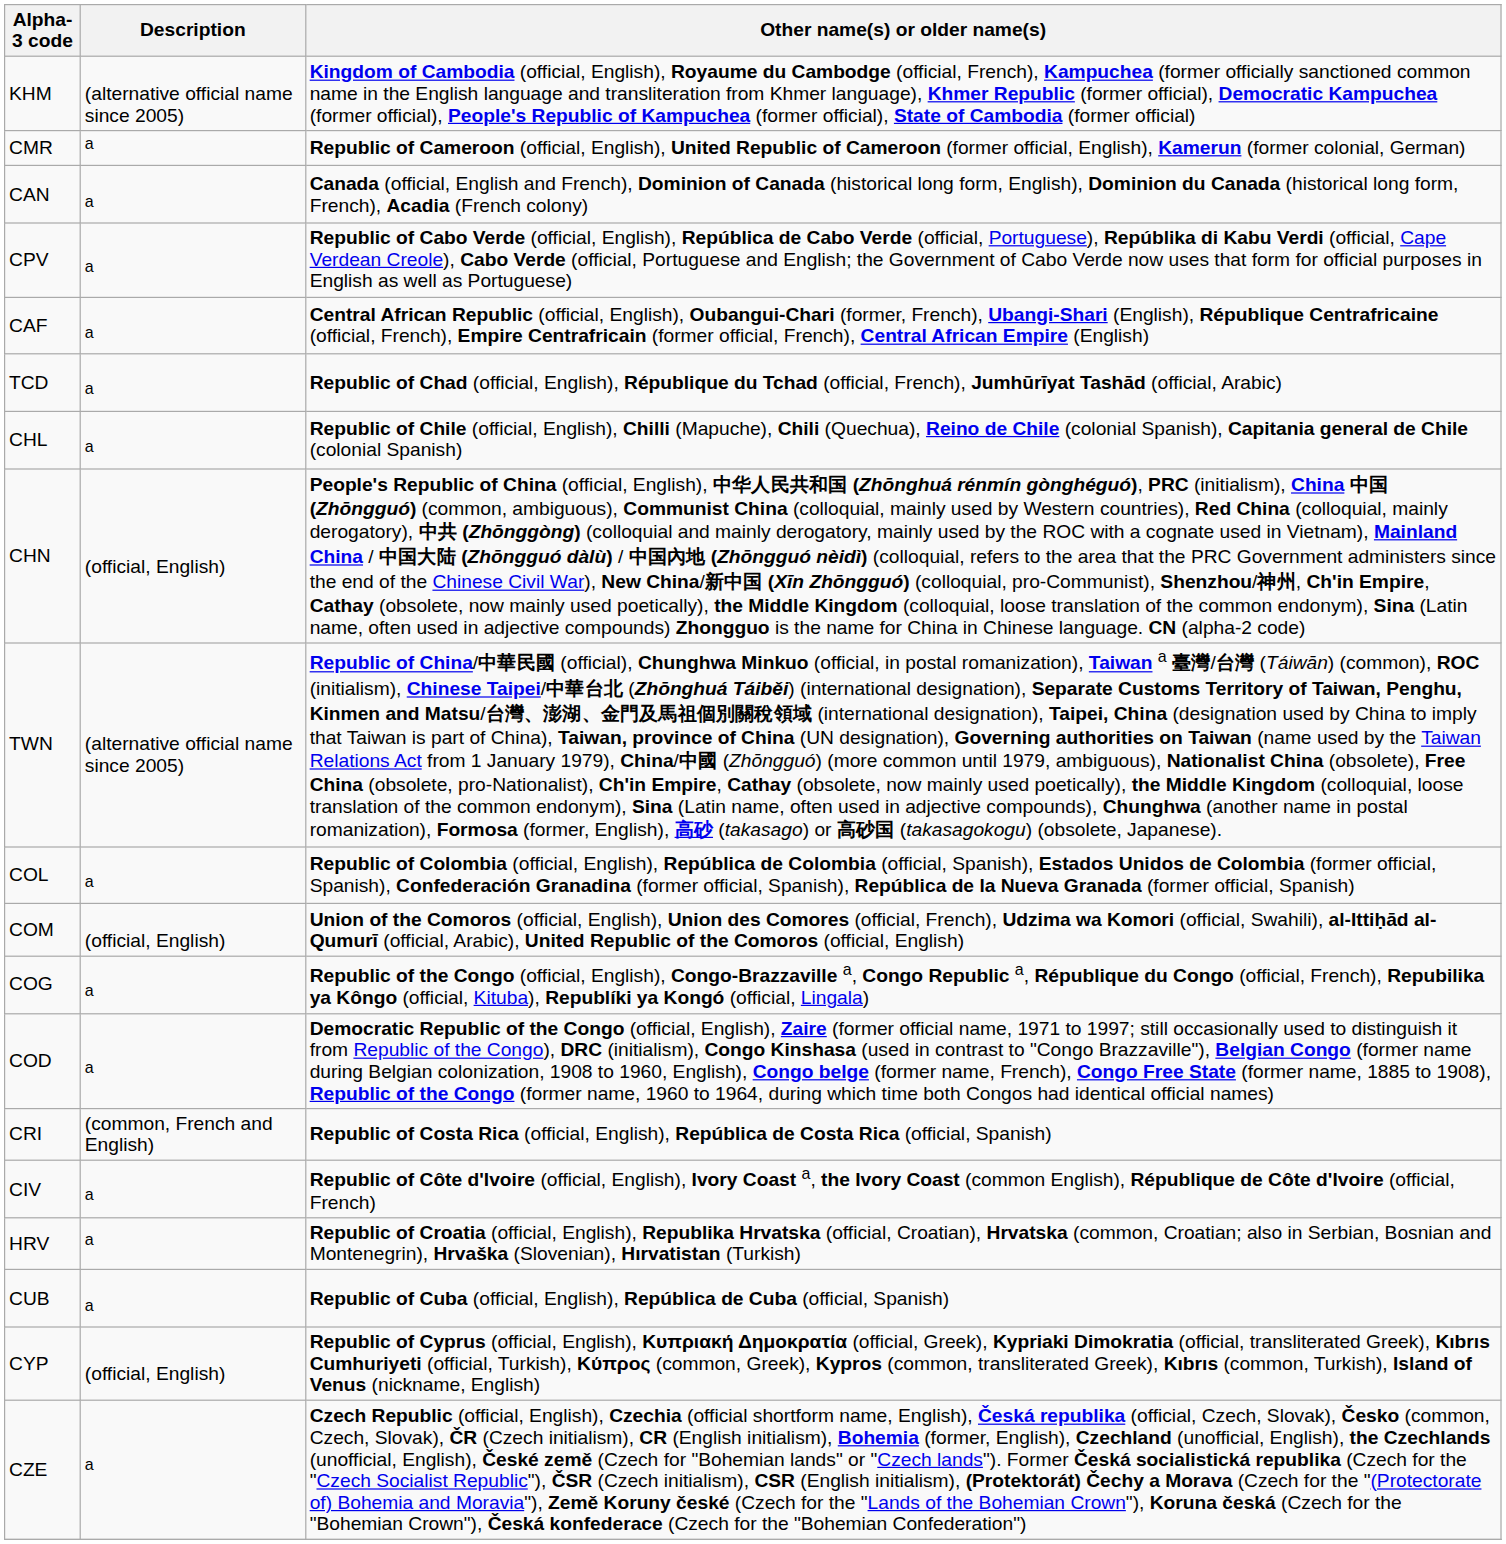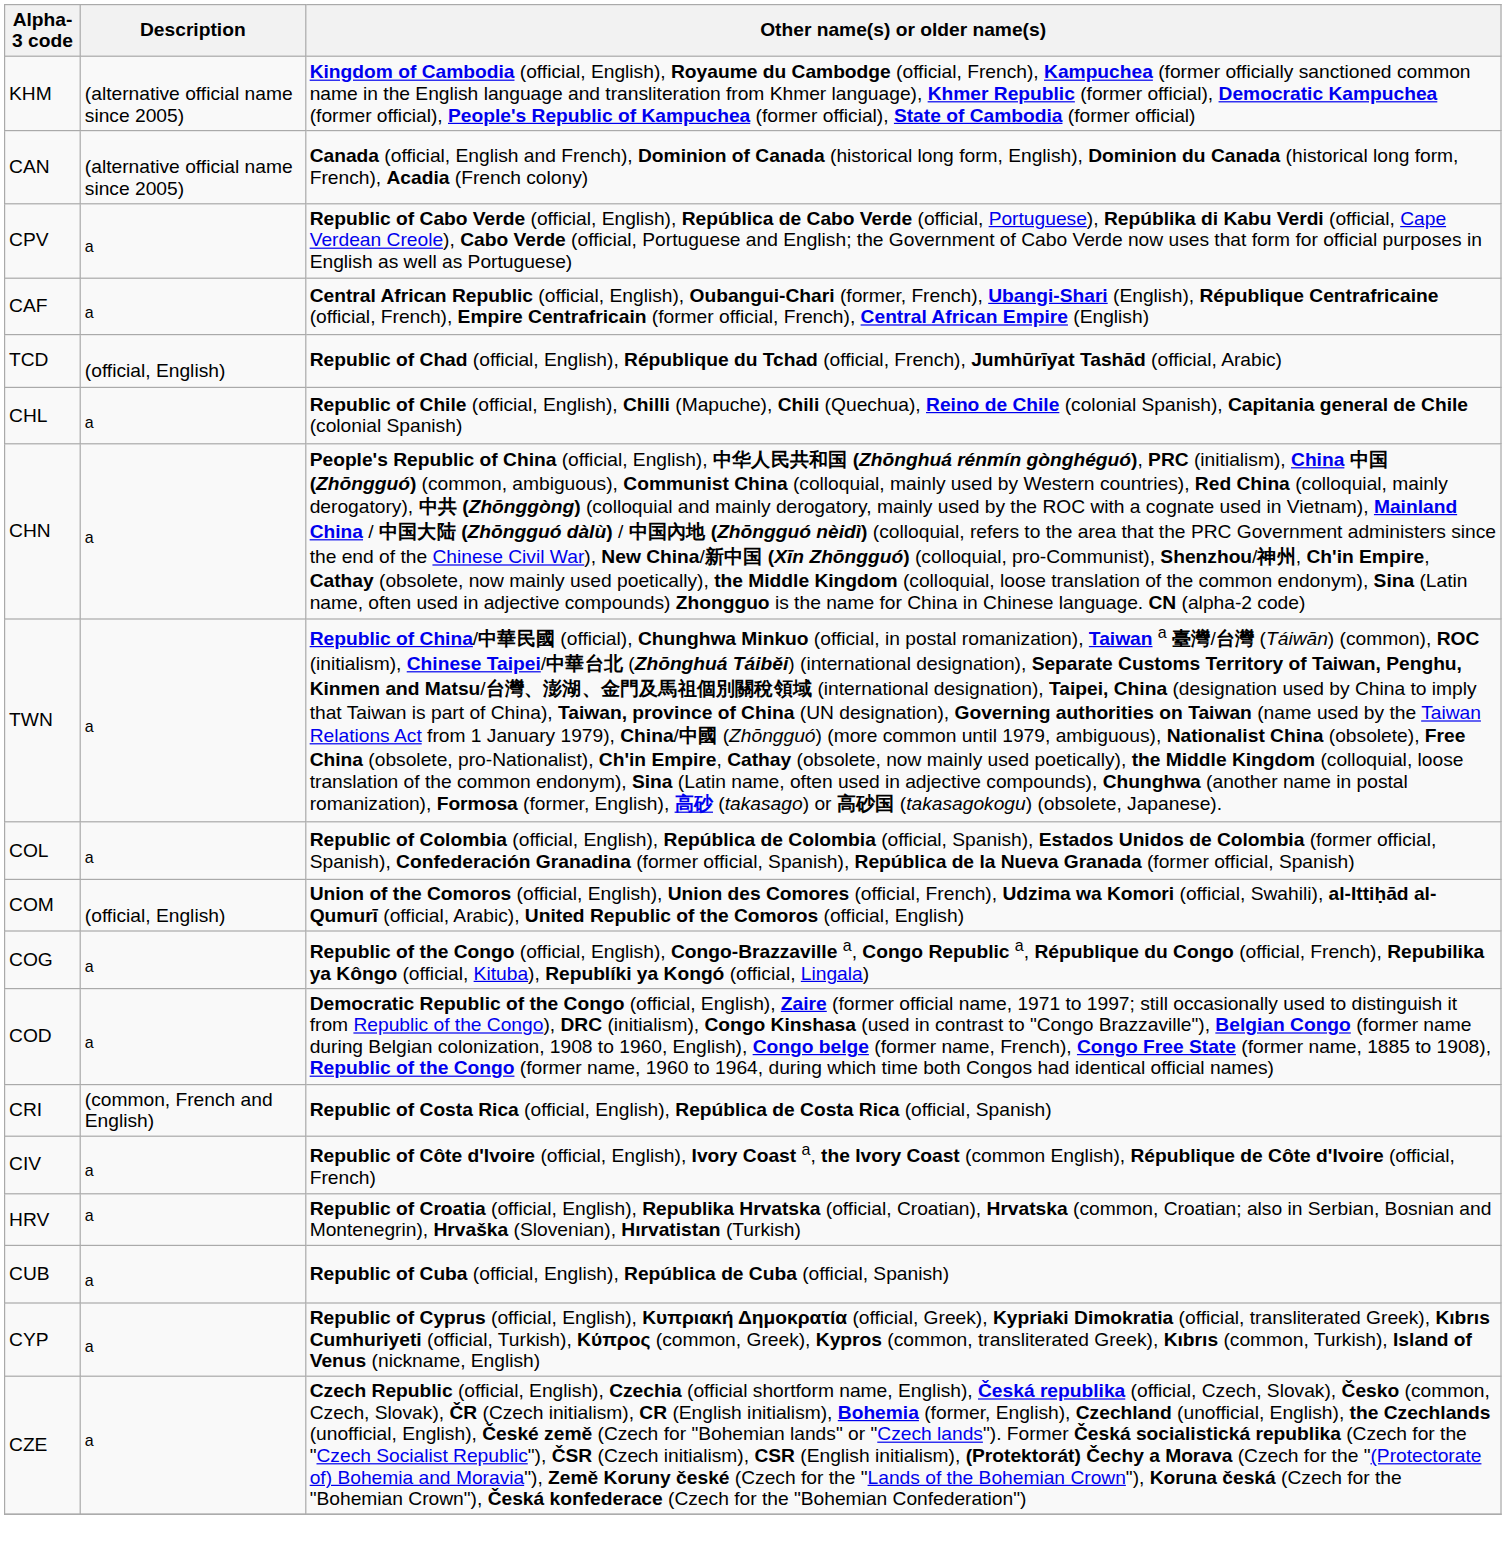- row: (31, 148)
(89, 201) a -> (189, 177) (alternative official name since 2005)
(89, 389) a -> (155, 371) (official, English)
(155, 566) (official, English) -> (89, 538) a
(189, 755) (alternative official name since 2005) -> (89, 727) a
(155, 1374) (official, English) -> (89, 1346) a
